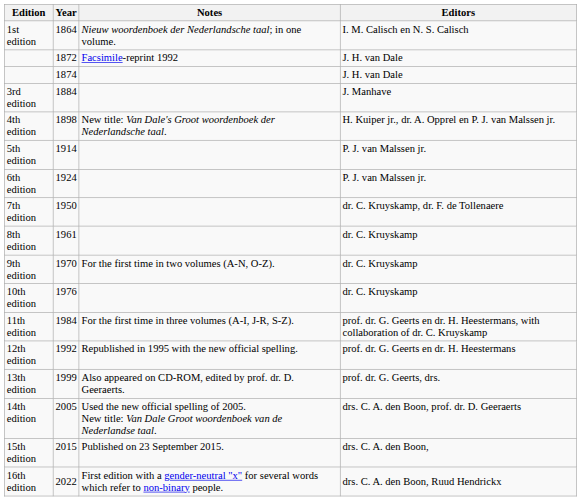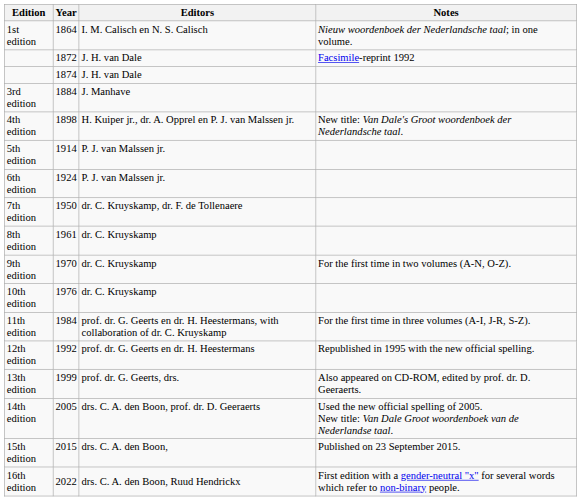columns swapped: (458, 12) <-> (210, 12)
